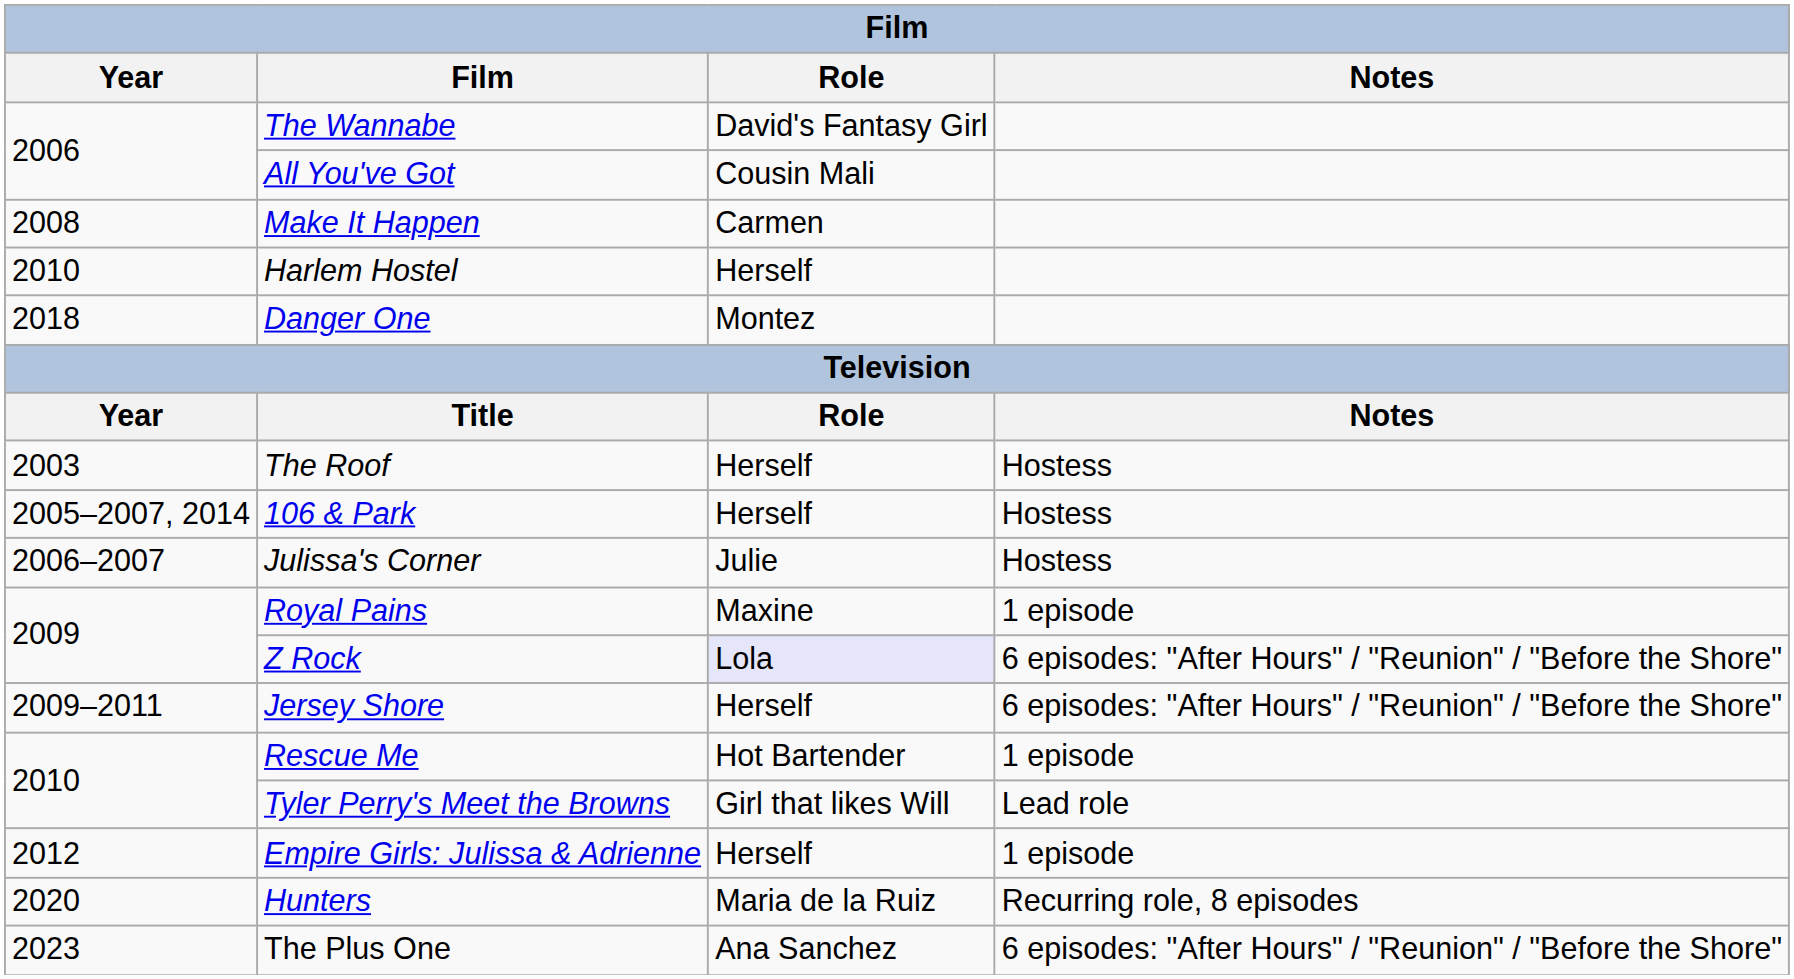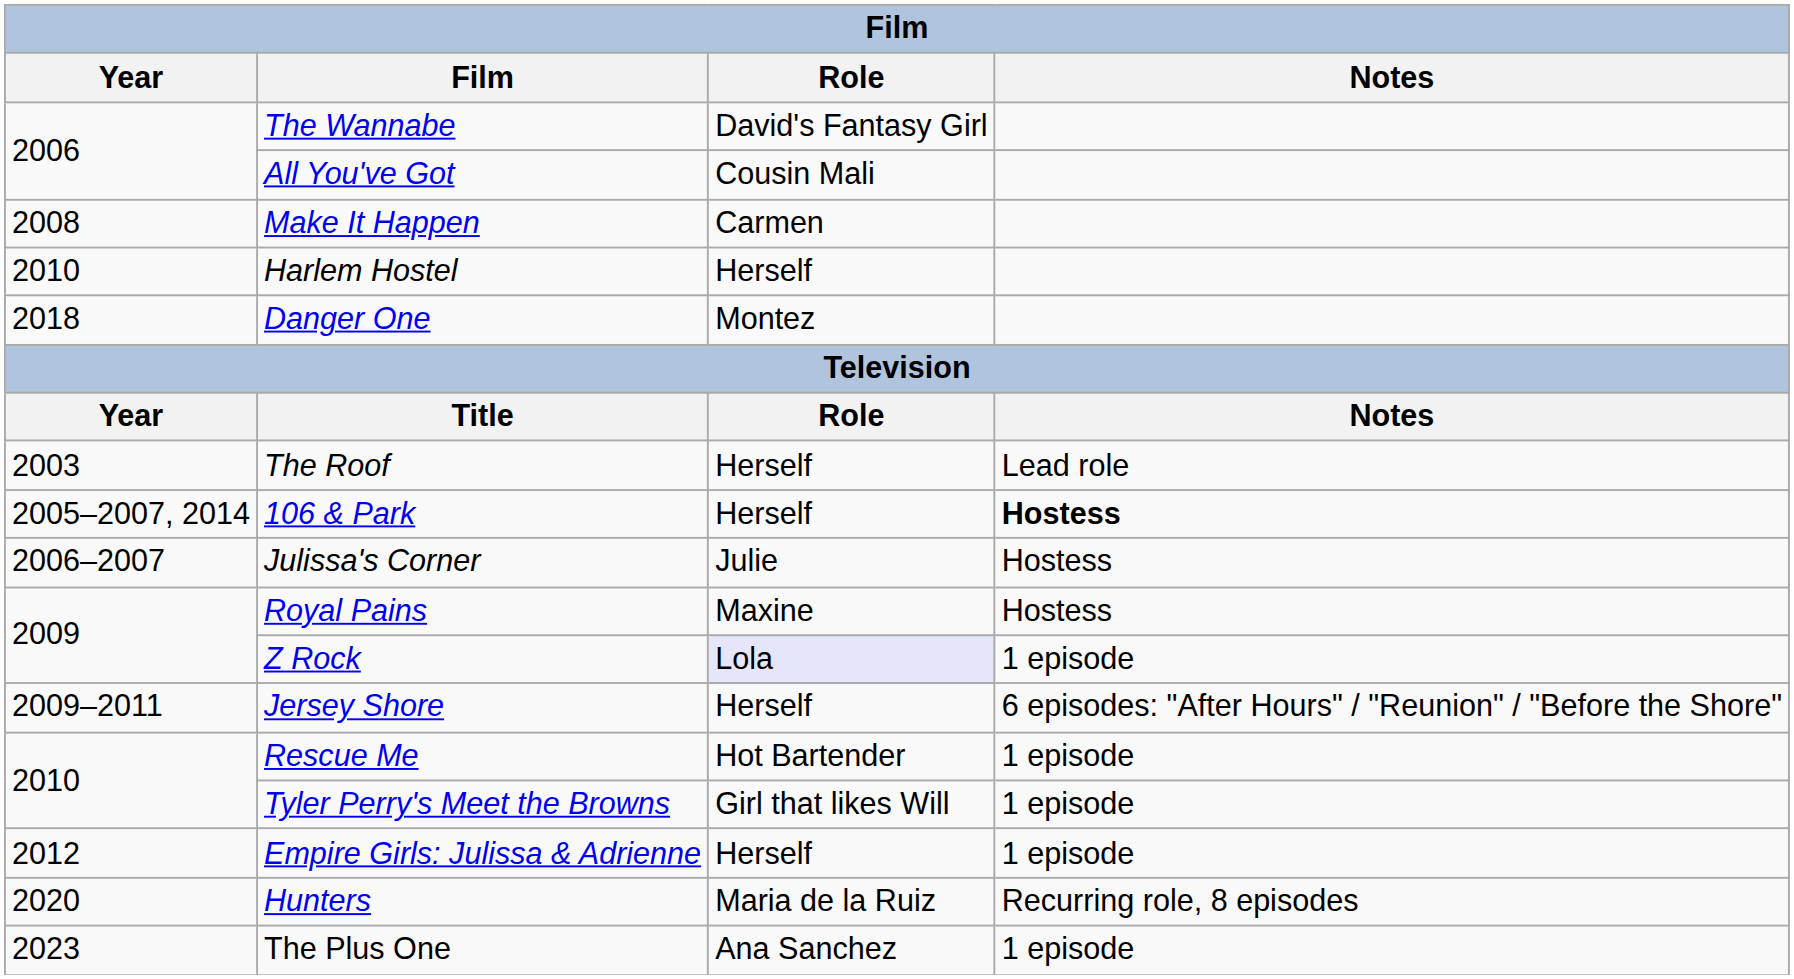(1057, 464) Hostess -> (1065, 464) Lead role
(1057, 513) normal -> (1061, 513) bold
(1068, 610) 1 episode -> (1057, 610) Hostess
(1392, 658) 6 episodes: "After Hours" / "Reunion" / "Before the Shore" -> (1068, 658) 1 episode
(1065, 804) Lead role -> (1068, 804) 1 episode
(1392, 949) 6 episodes: "After Hours" / "Reunion" / "Before the Shore" -> (1068, 949) 1 episode
